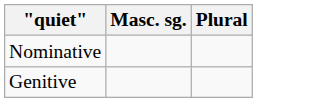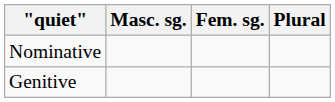+ column: (230, 19)
